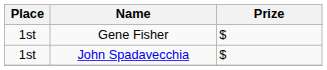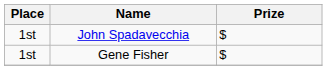rows swapped: (133, 55) <-> (133, 34)
